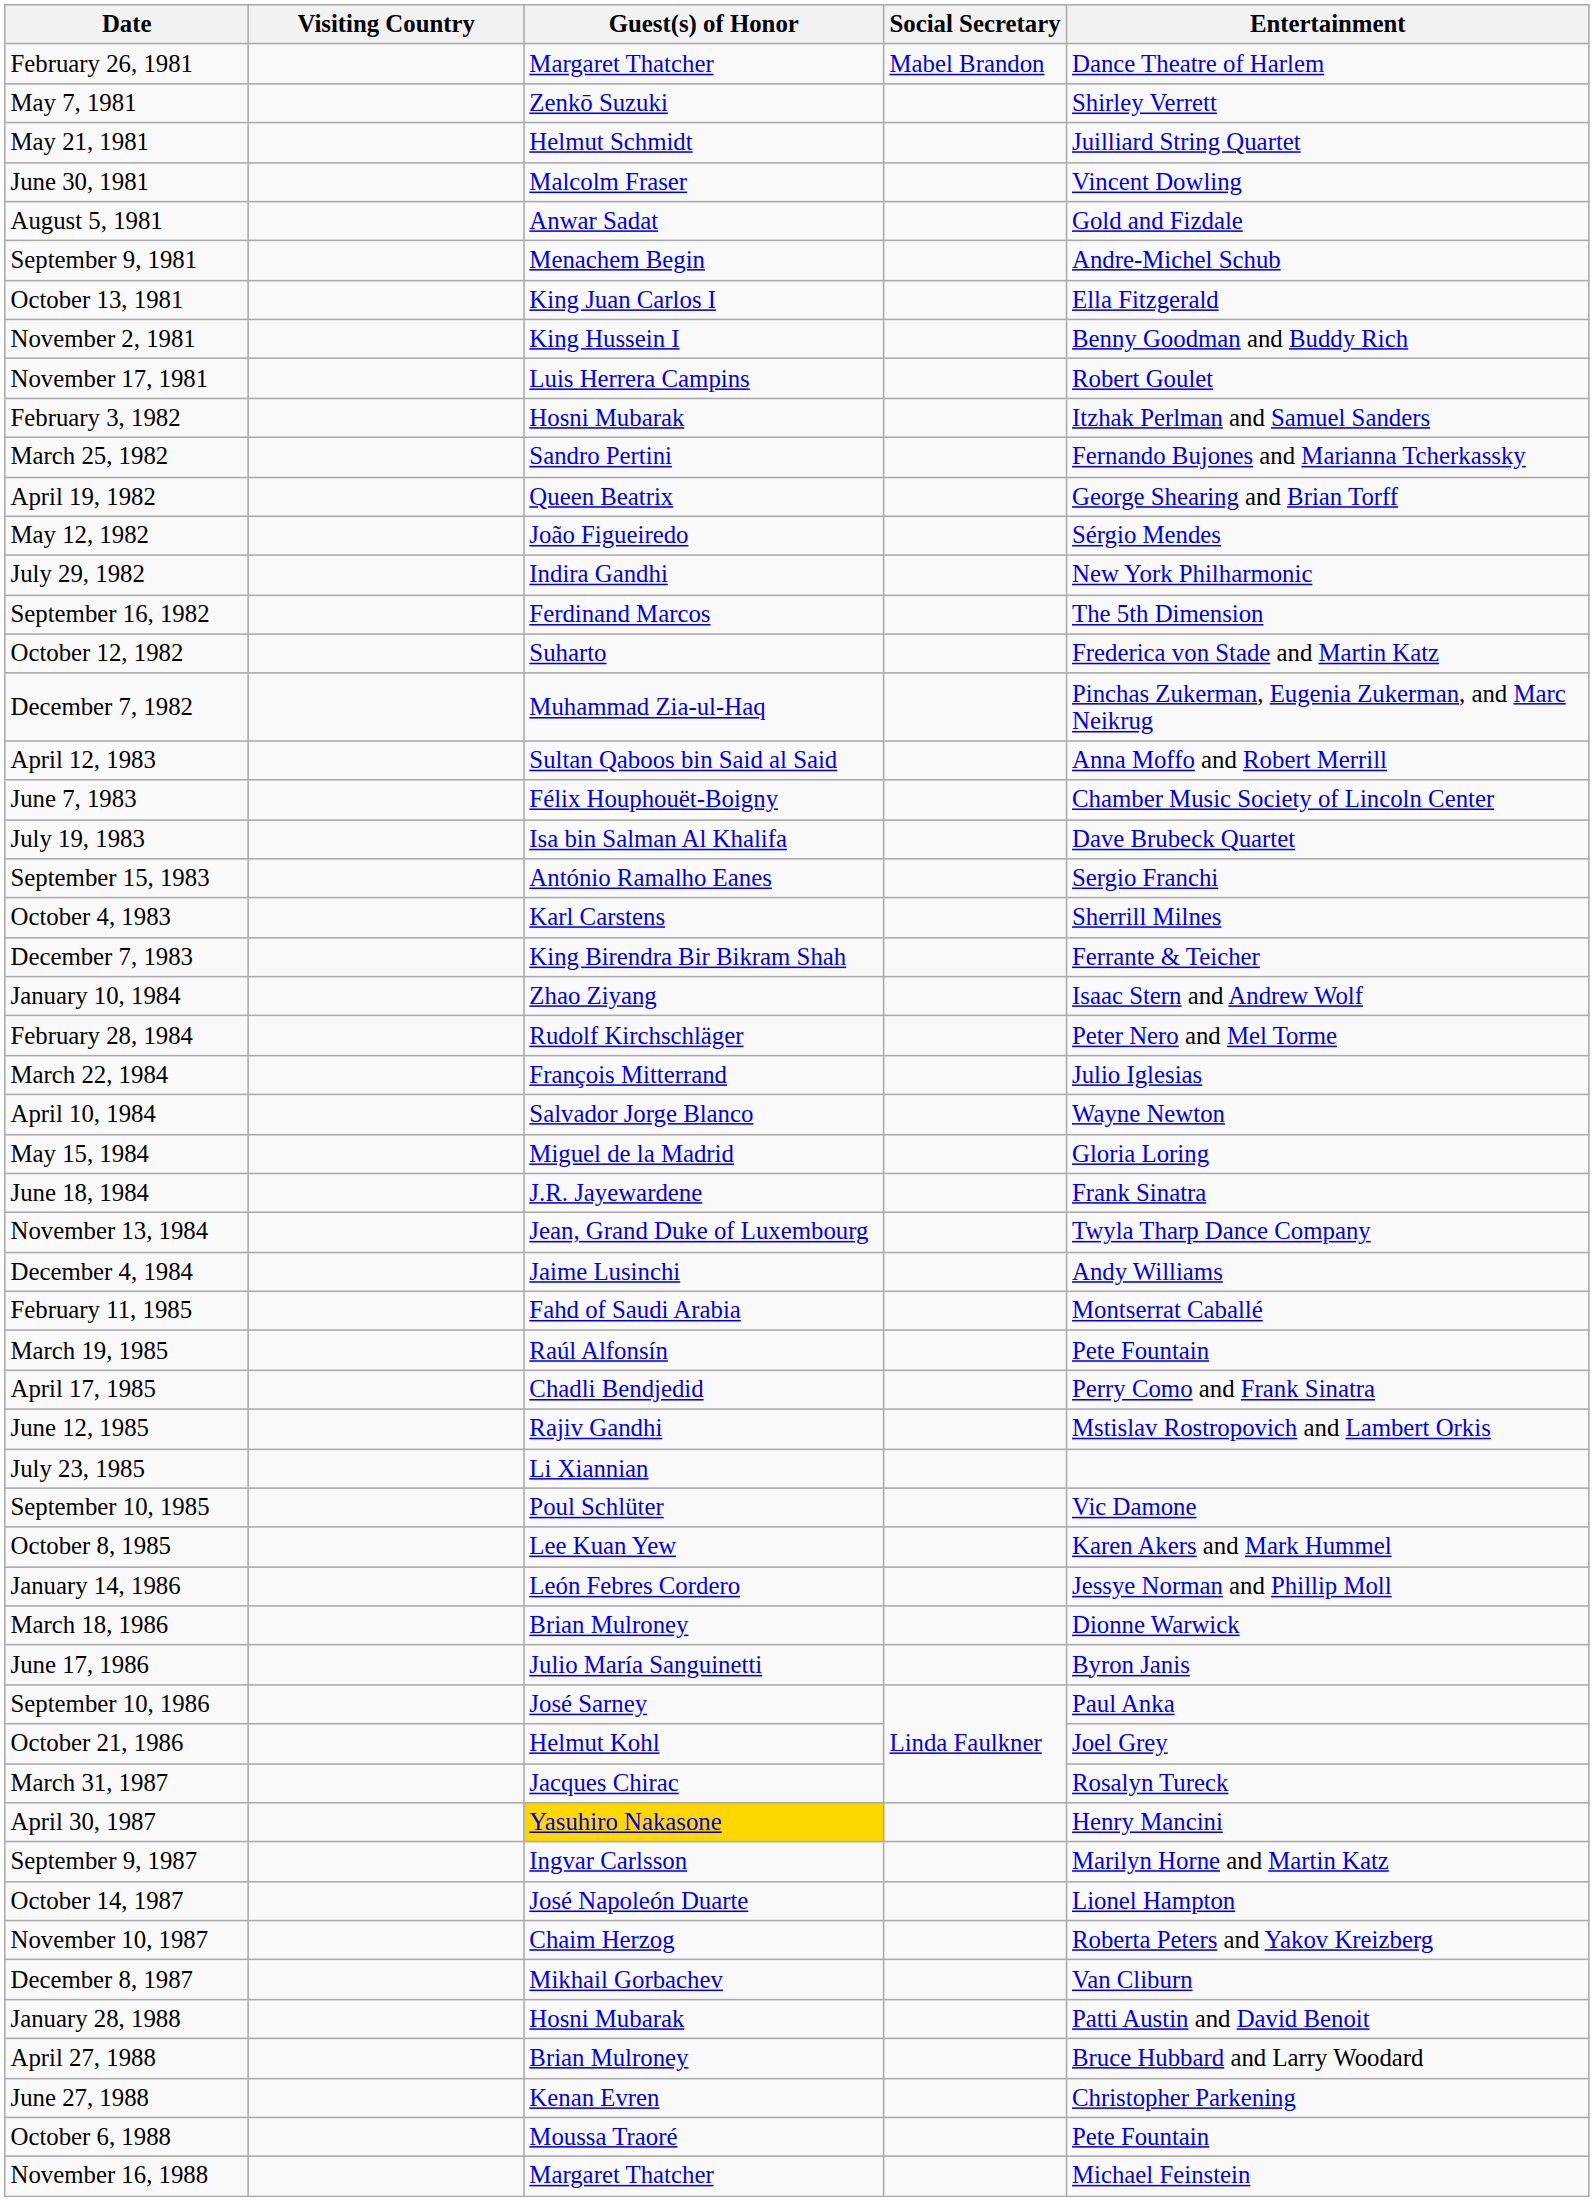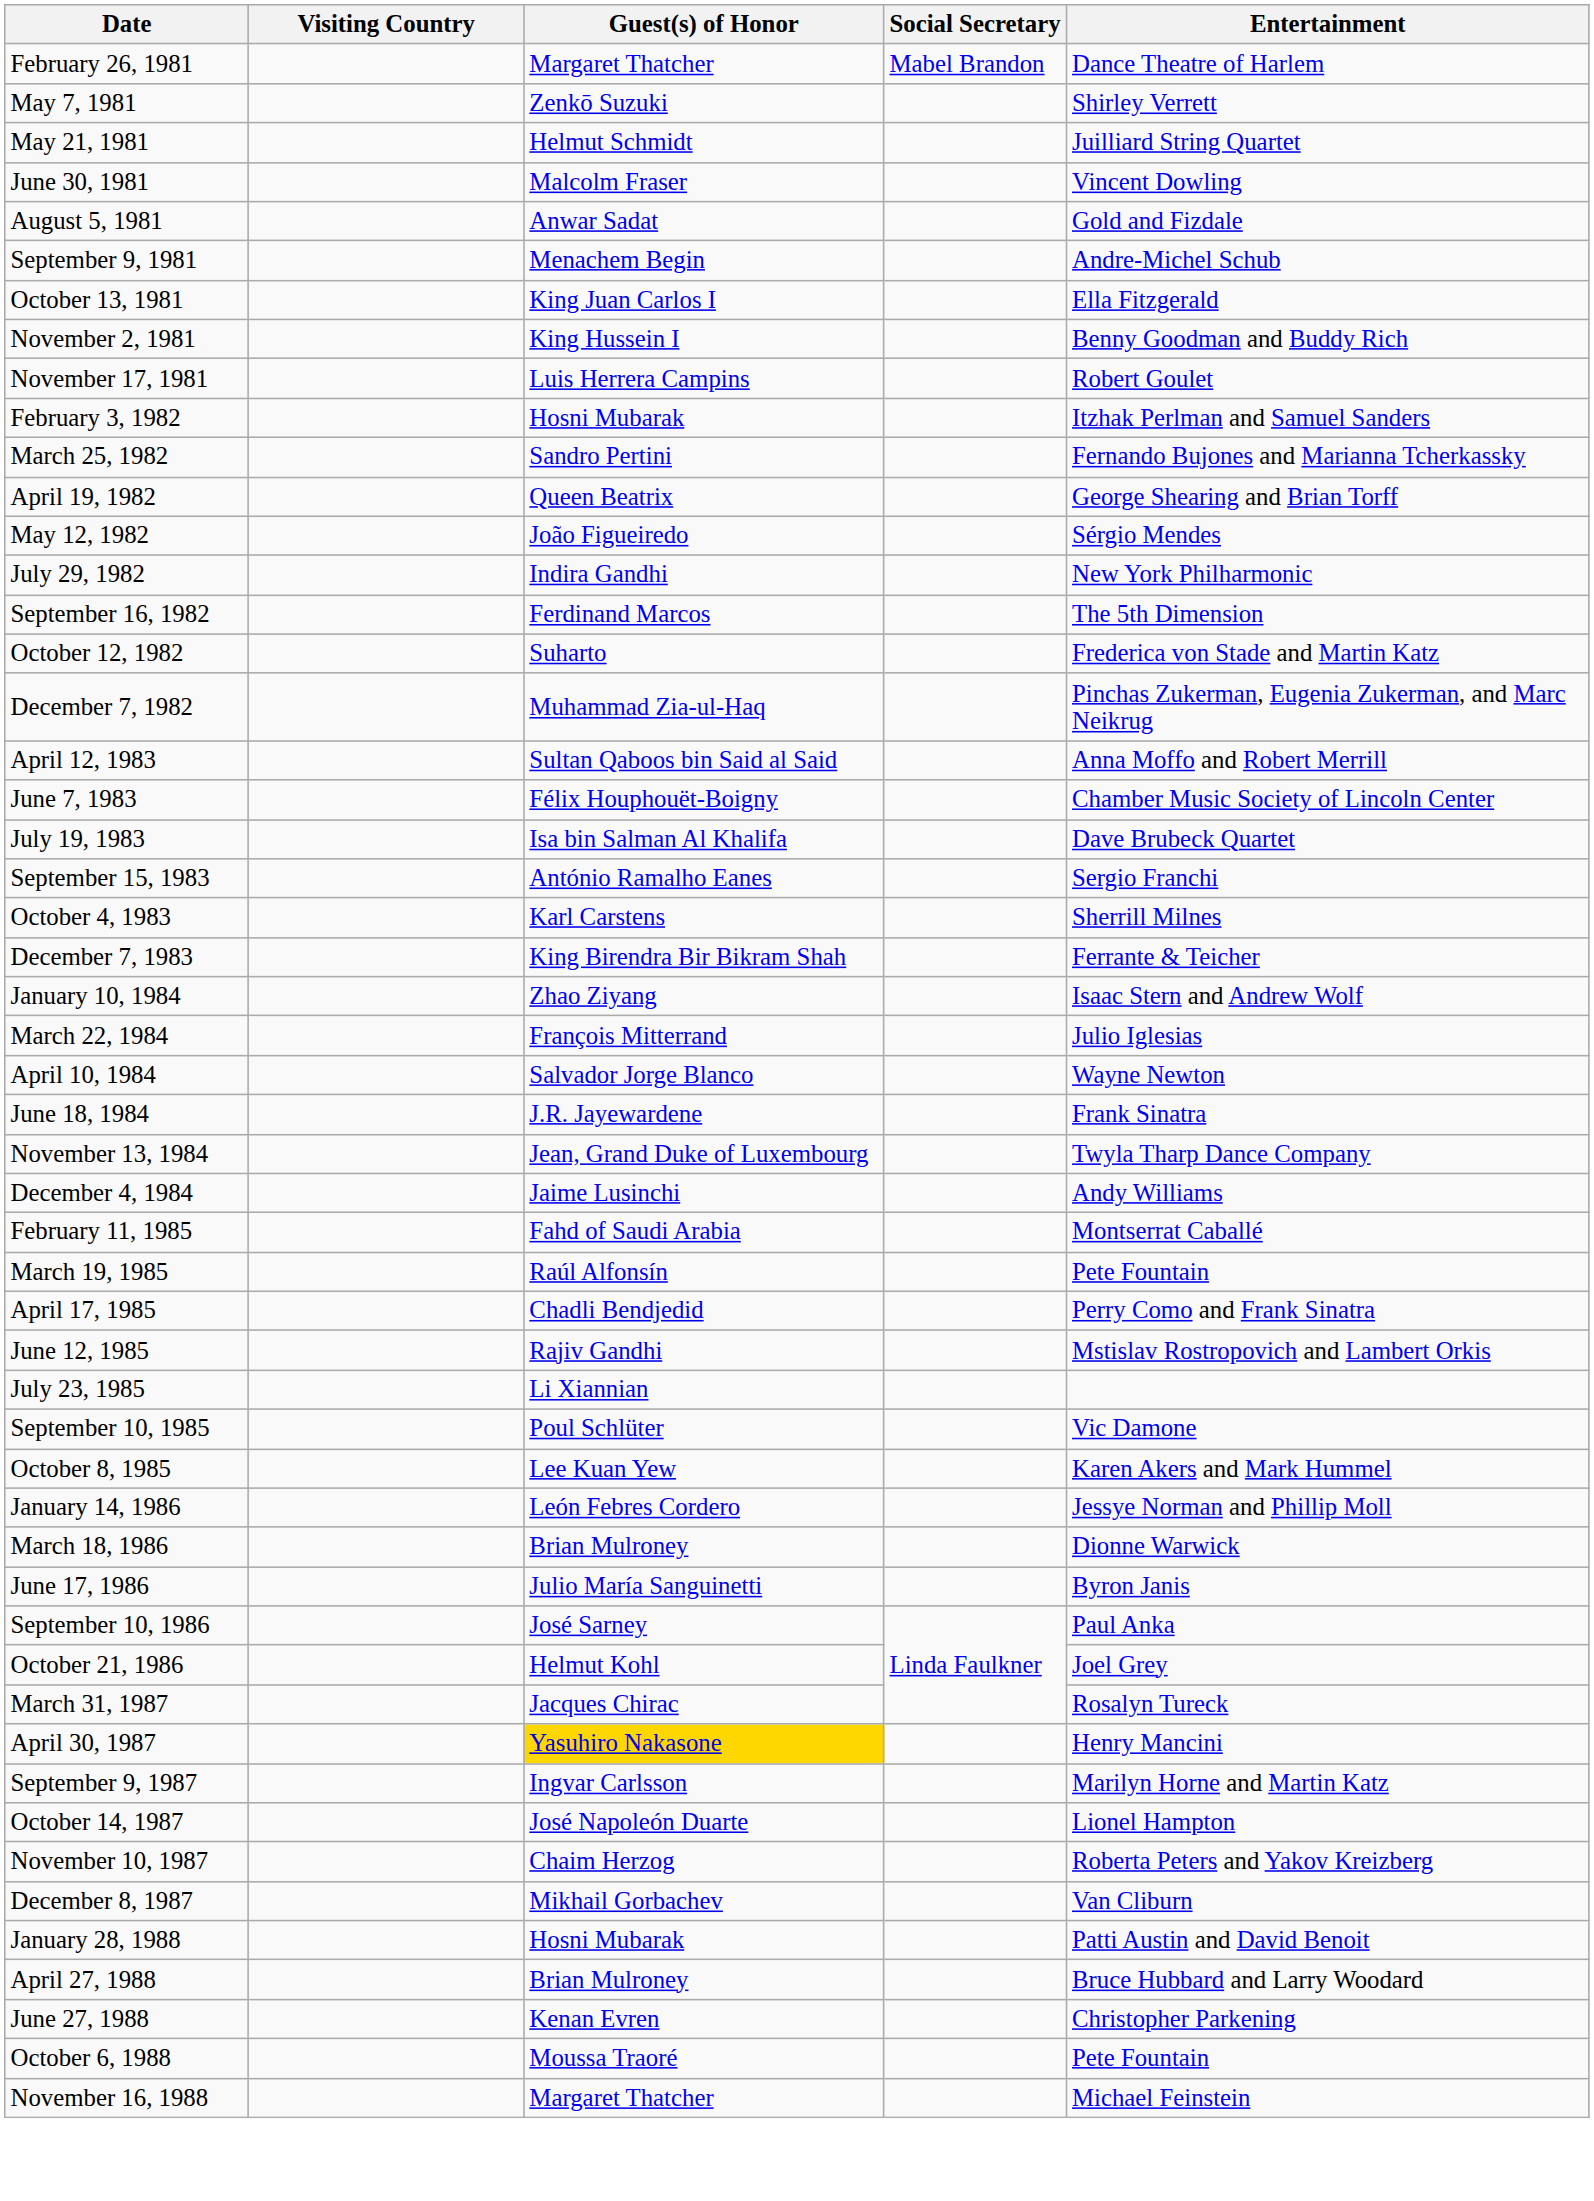- row: (102, 1035)
- row: (80, 1153)
